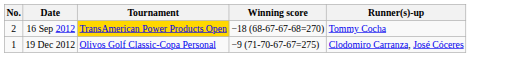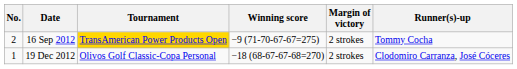+ column: (350, 18)
(278, 28) −18 (68-67-67-68=270) -> (275, 40) −9 (71-70-67-67=275)
(275, 44) −9 (71-70-67-67=275) -> (278, 56) −18 (68-67-67-68=270)
